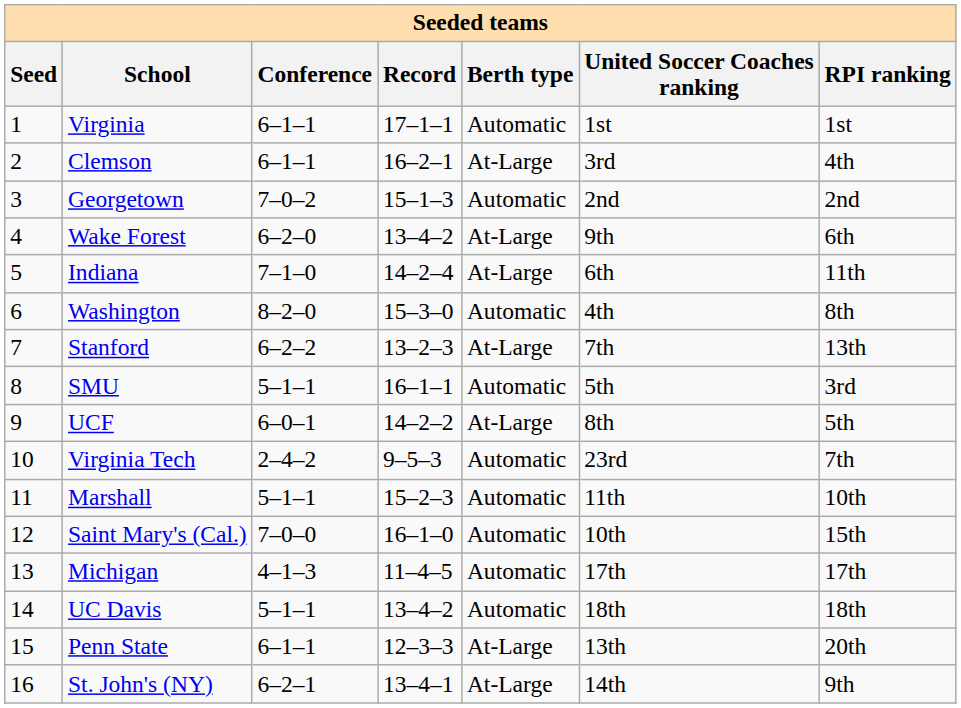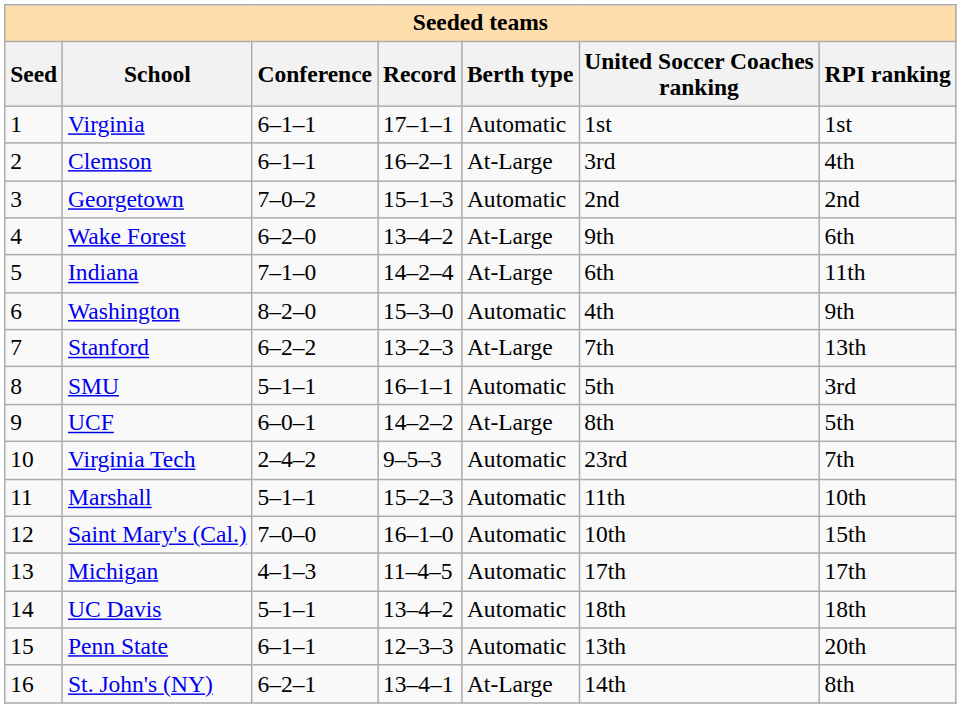(840, 310) 8th -> (840, 310) 9th
(510, 646) At-Large -> (517, 646) Automatic
(840, 683) 9th -> (840, 683) 8th
